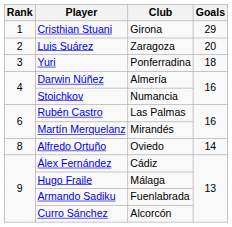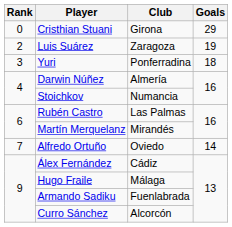(20, 29) 1 -> (20, 29) 0
(210, 46) 20 -> (210, 46) 19
(20, 146) 8 -> (20, 146) 7
